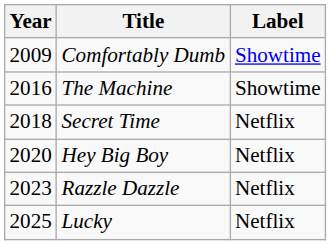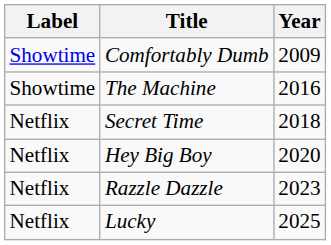columns swapped: (31, 21) <-> (278, 21)
